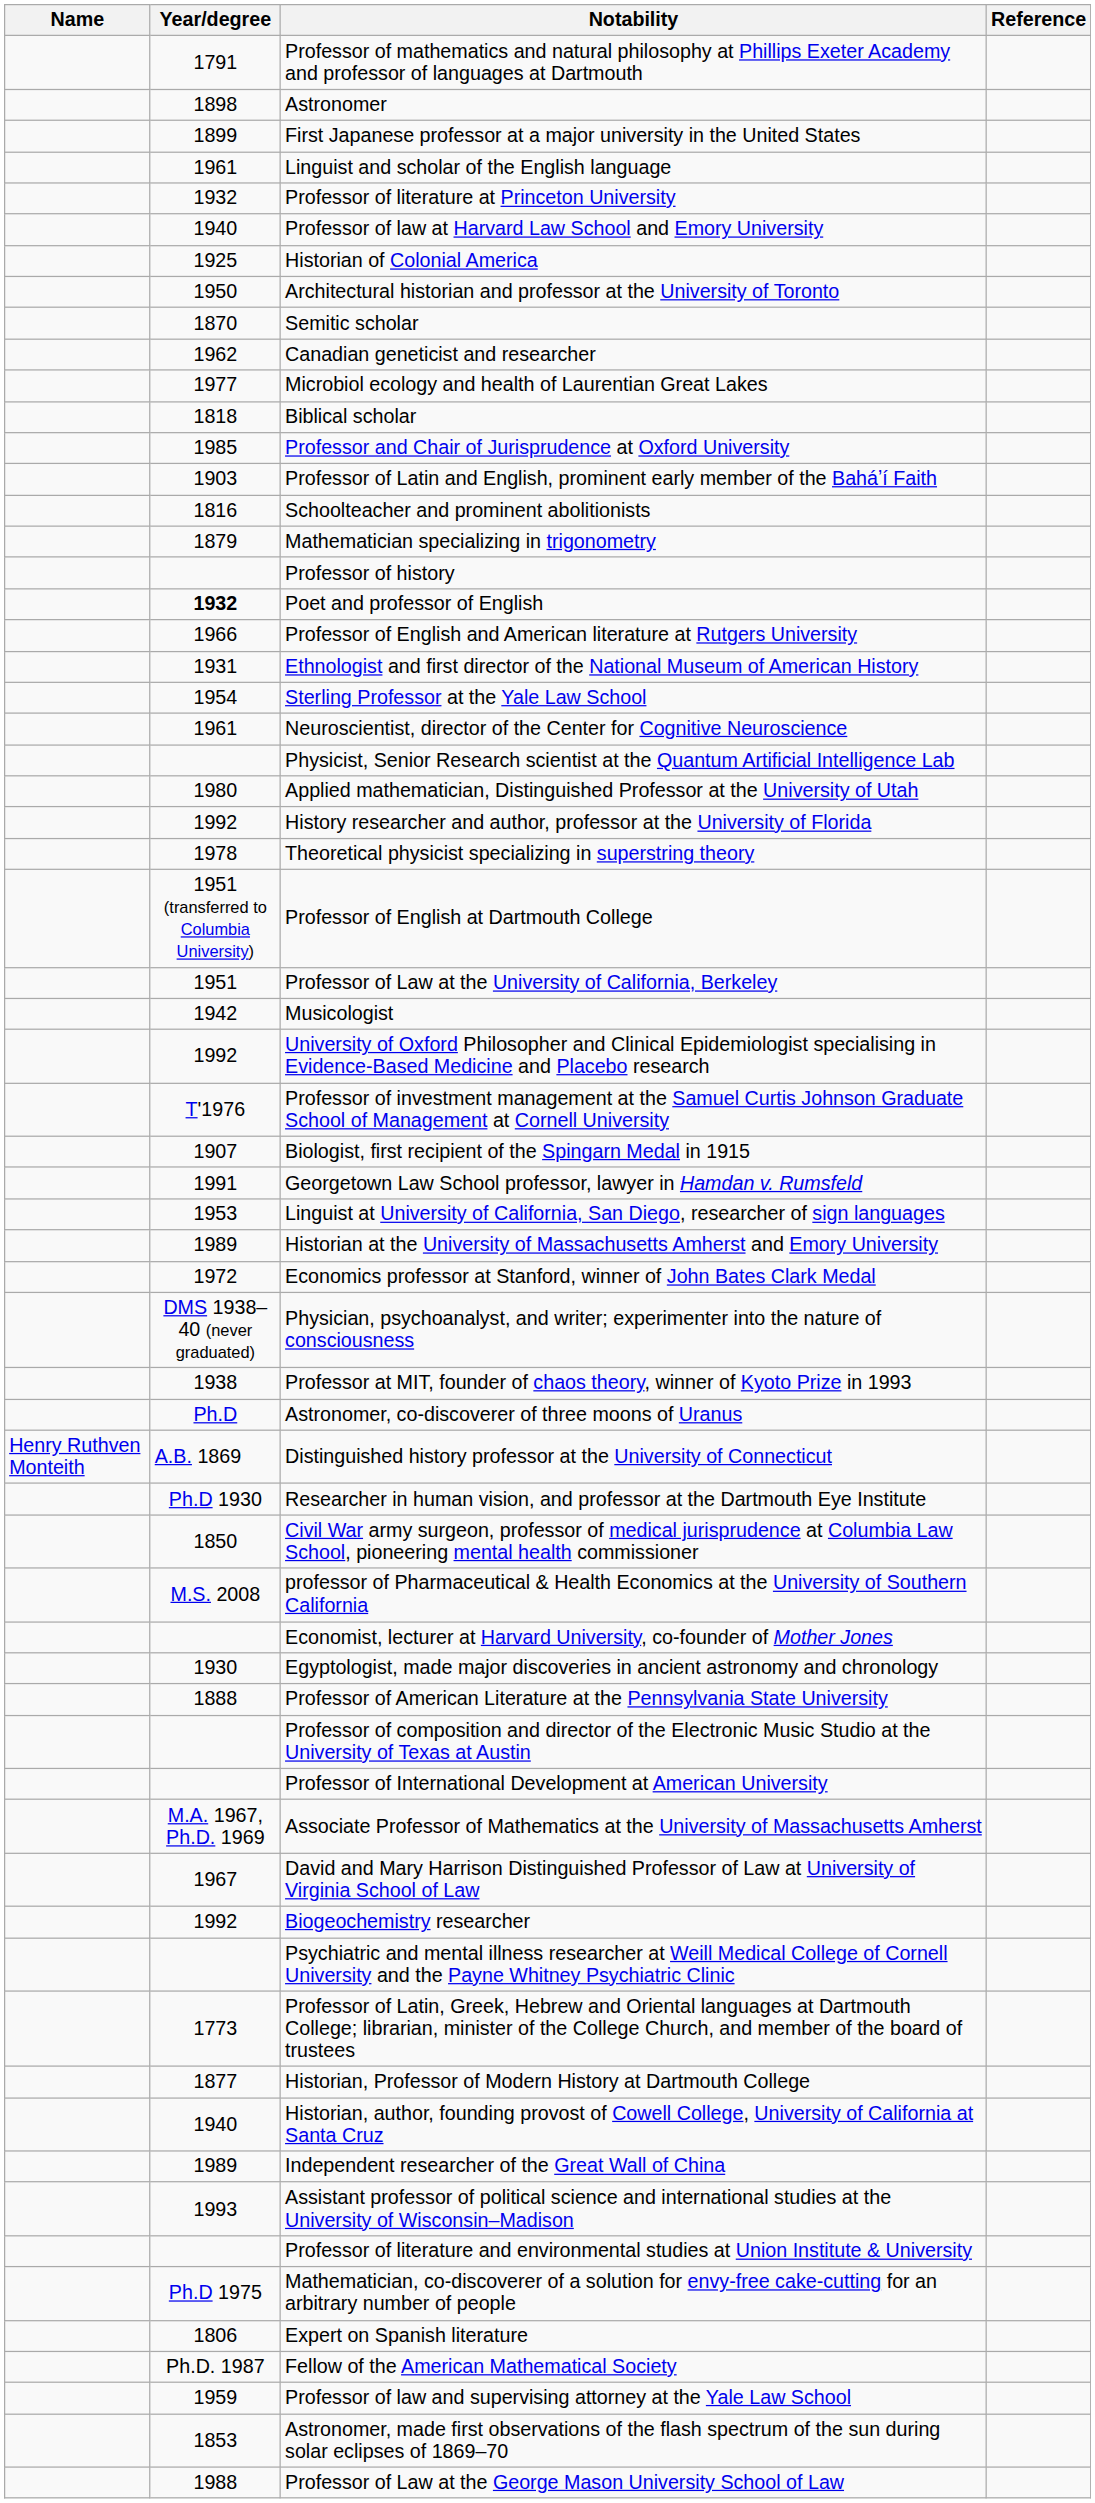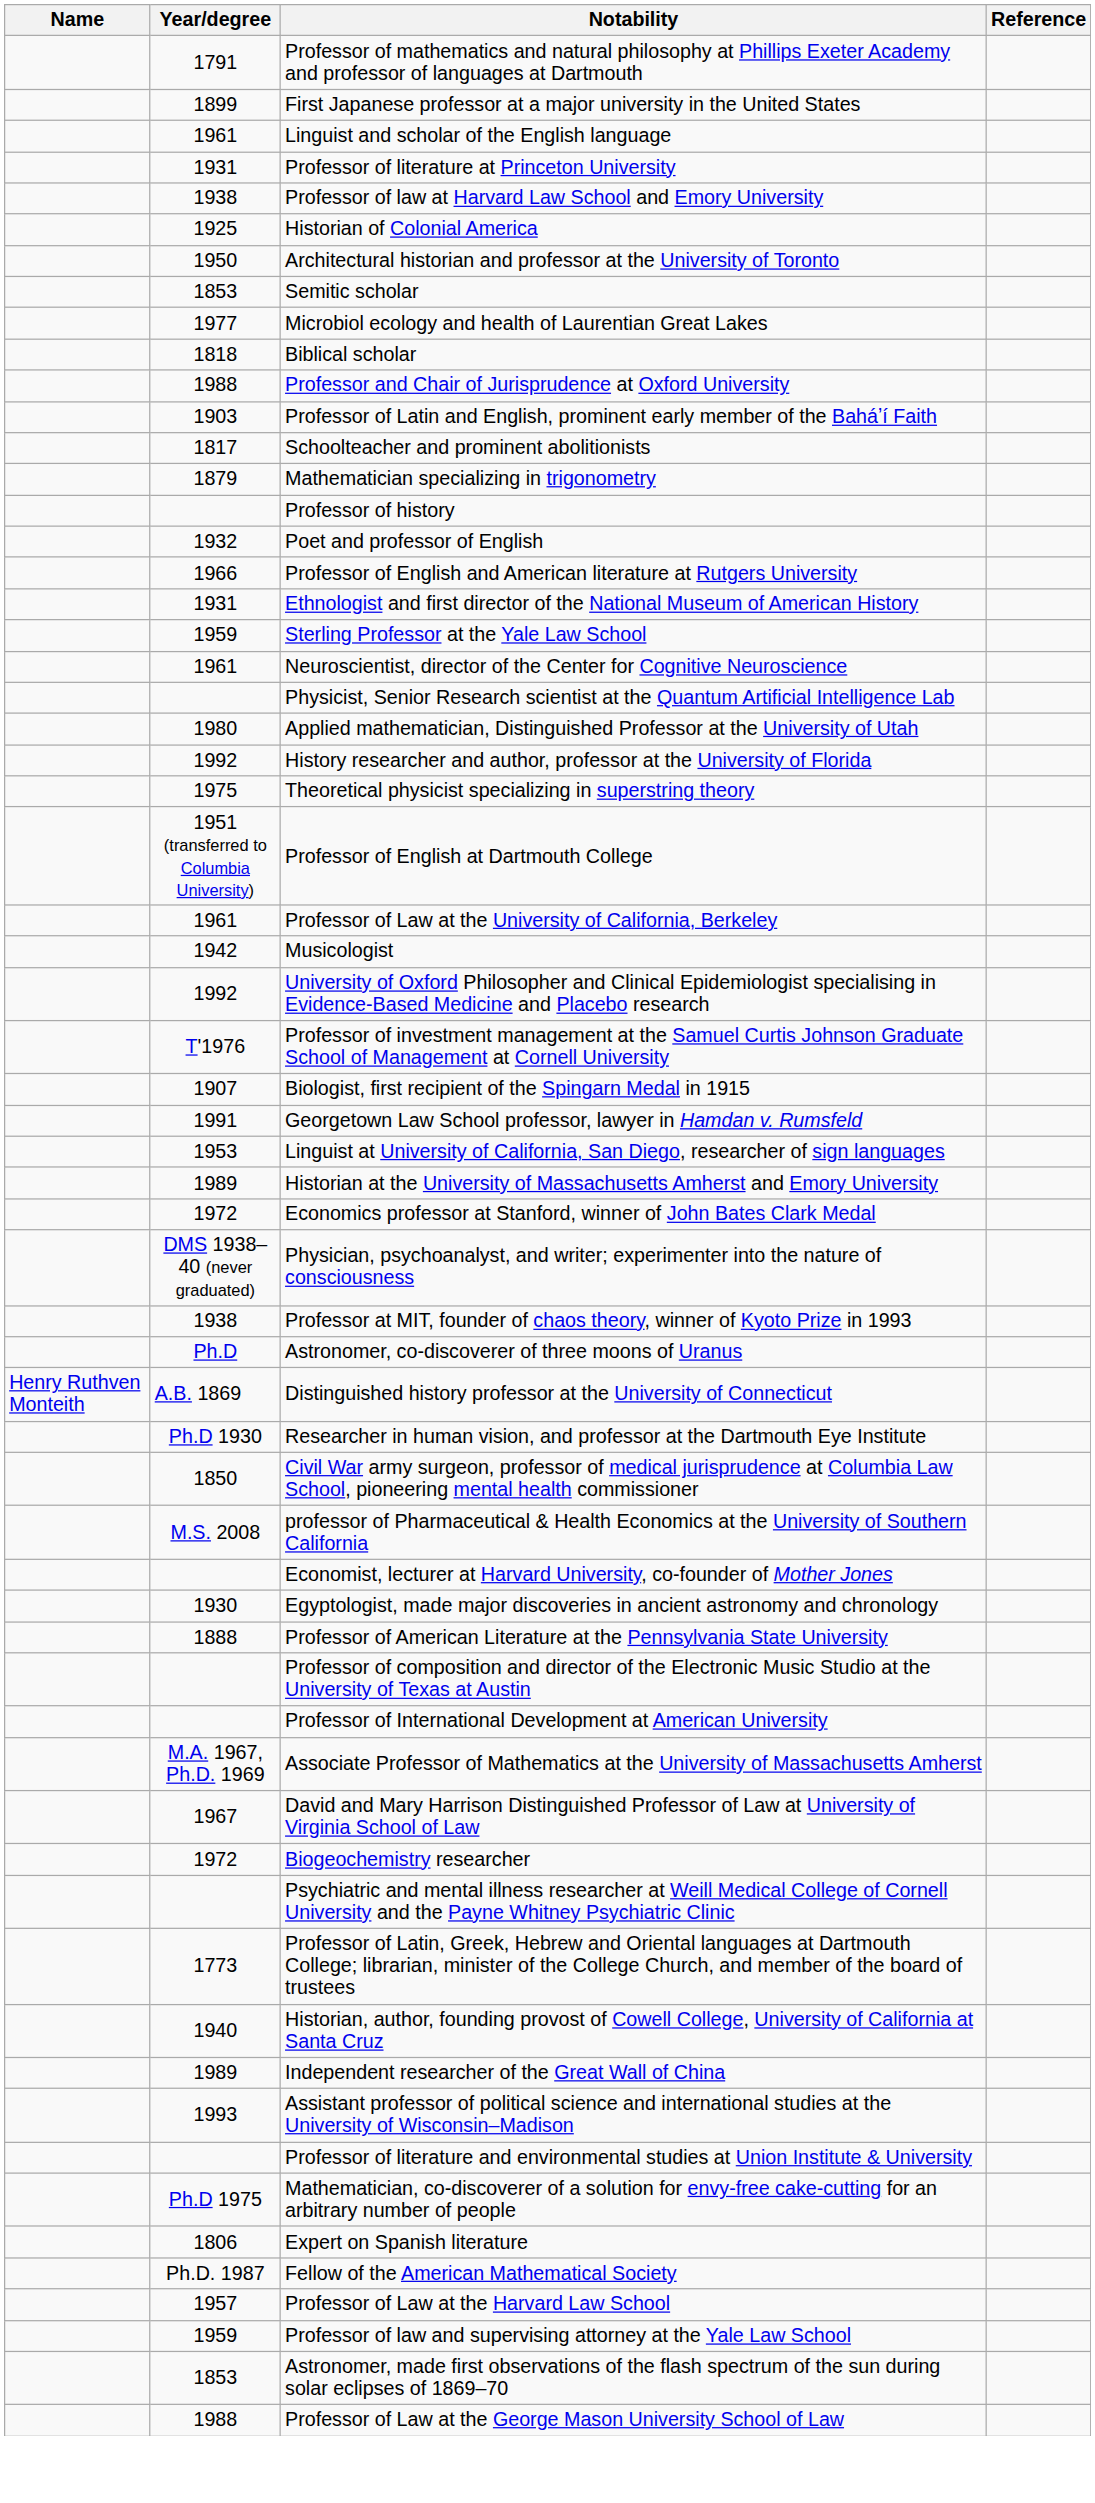- row: (336, 104)
(215, 198) 1932 -> (215, 167) 1931
(215, 229) 1940 -> (215, 198) 1938
(215, 323) 1870 -> (215, 291) 1853
- row: (440, 354)
(215, 447) 1985 -> (215, 385) 1988
(215, 510) 1816 -> (215, 447) 1817
(215, 604) bold -> (215, 541) normal
(215, 697) 1954 -> (215, 635) 1959
(215, 853) 1978 -> (215, 791) 1975
(215, 982) 1951 -> (215, 920) 1961
(215, 1921) 1992 -> (215, 1859) 1972
- row: (548, 2081)
+ row: (478, 2304)
